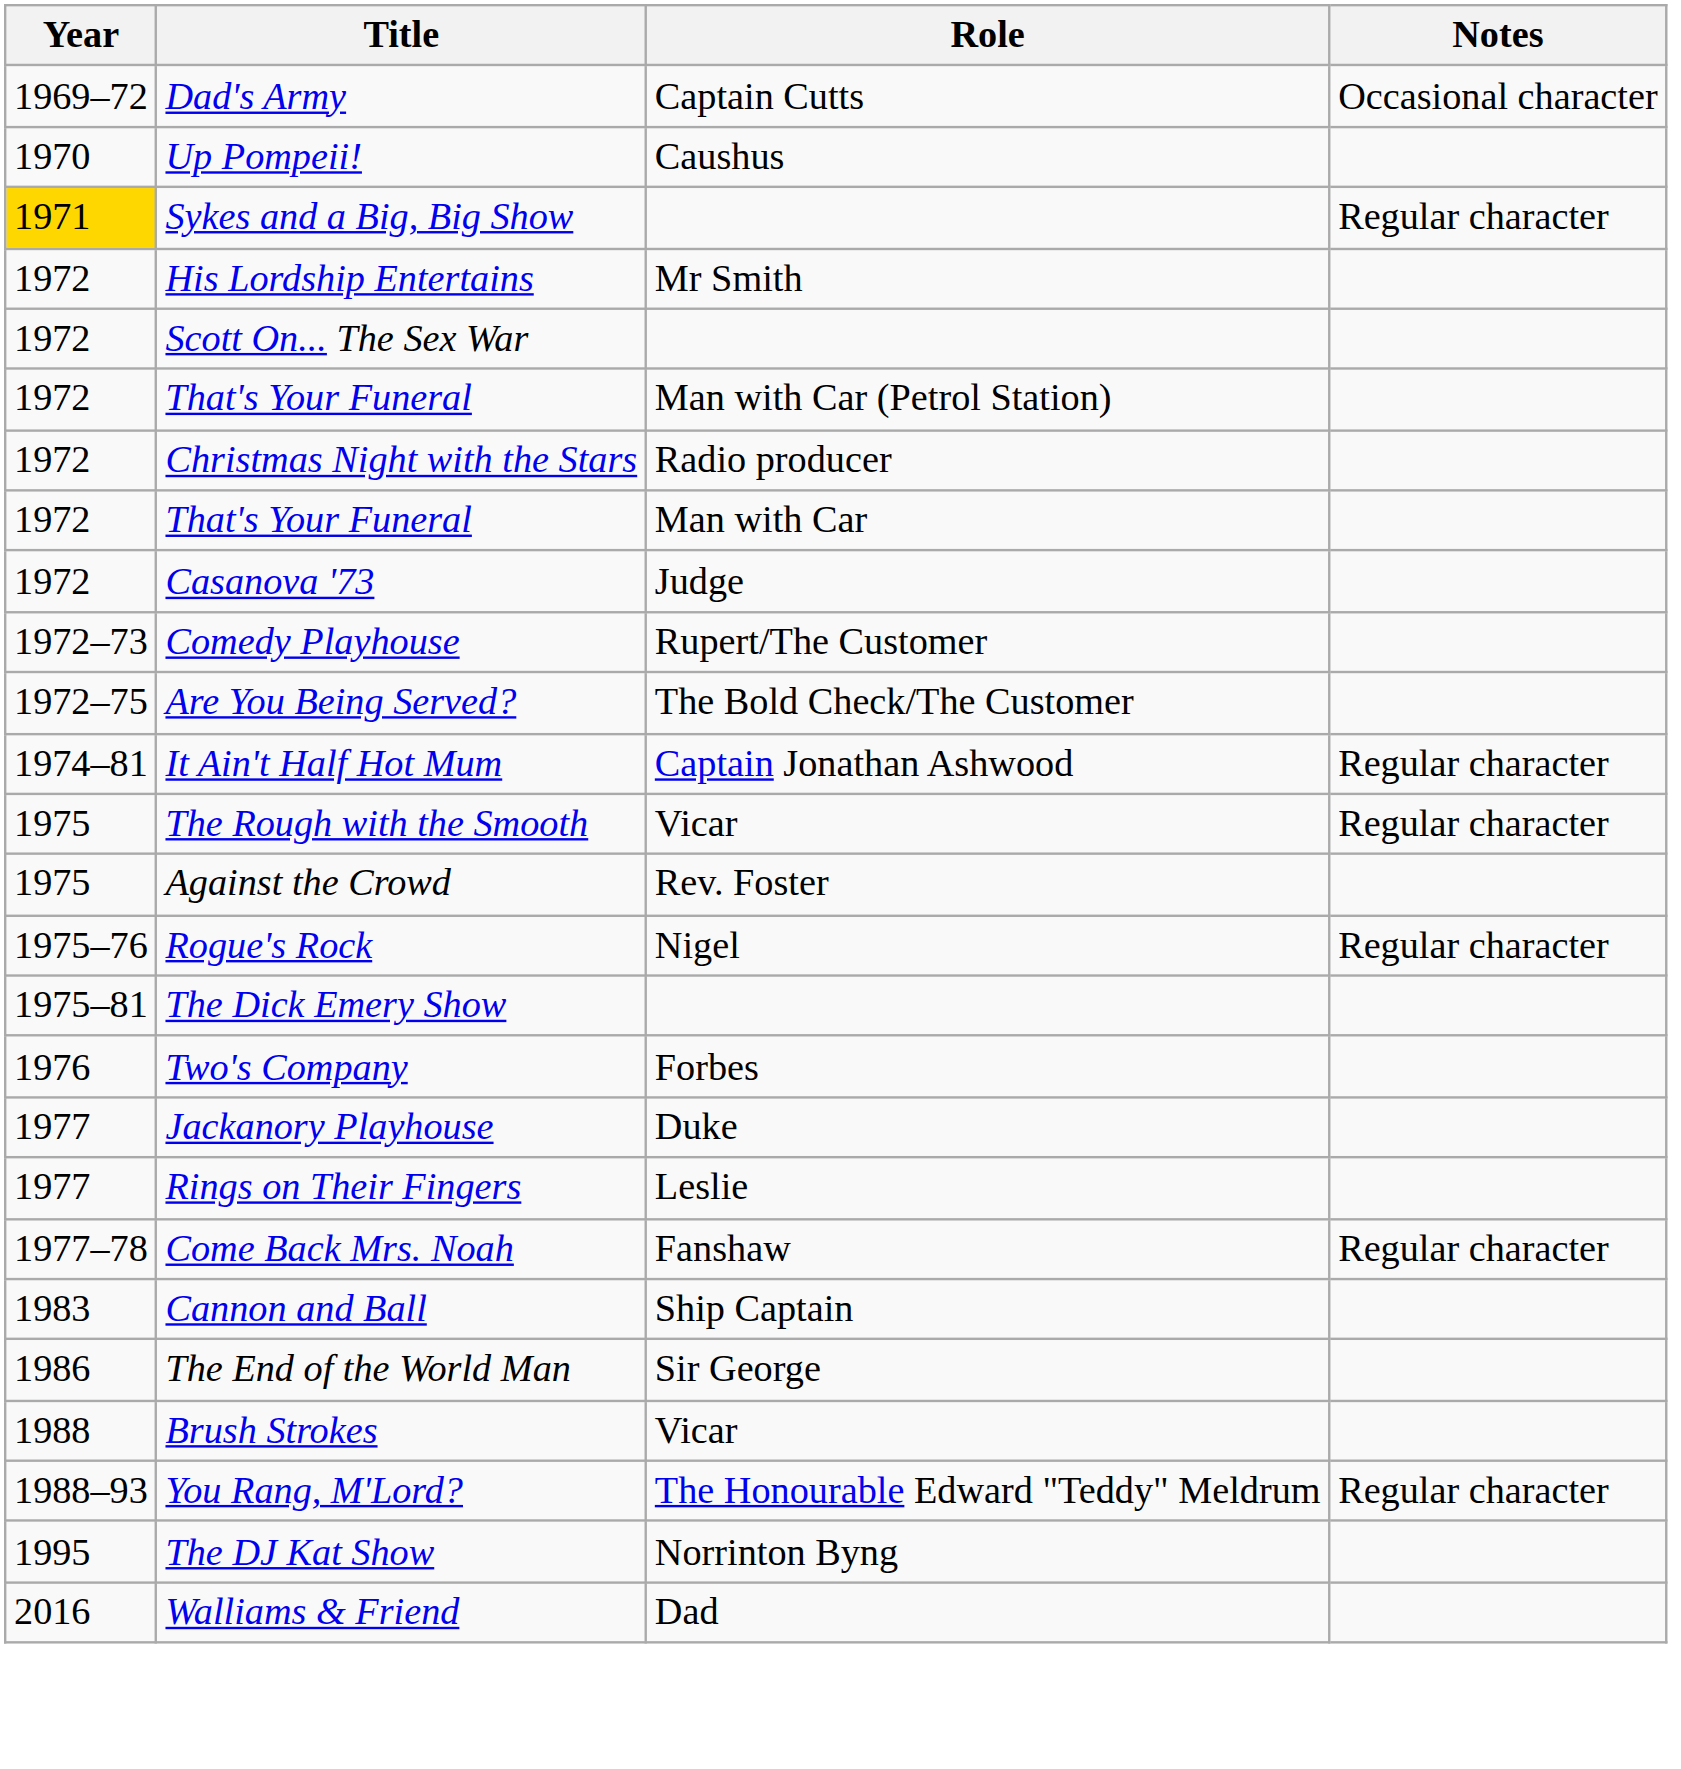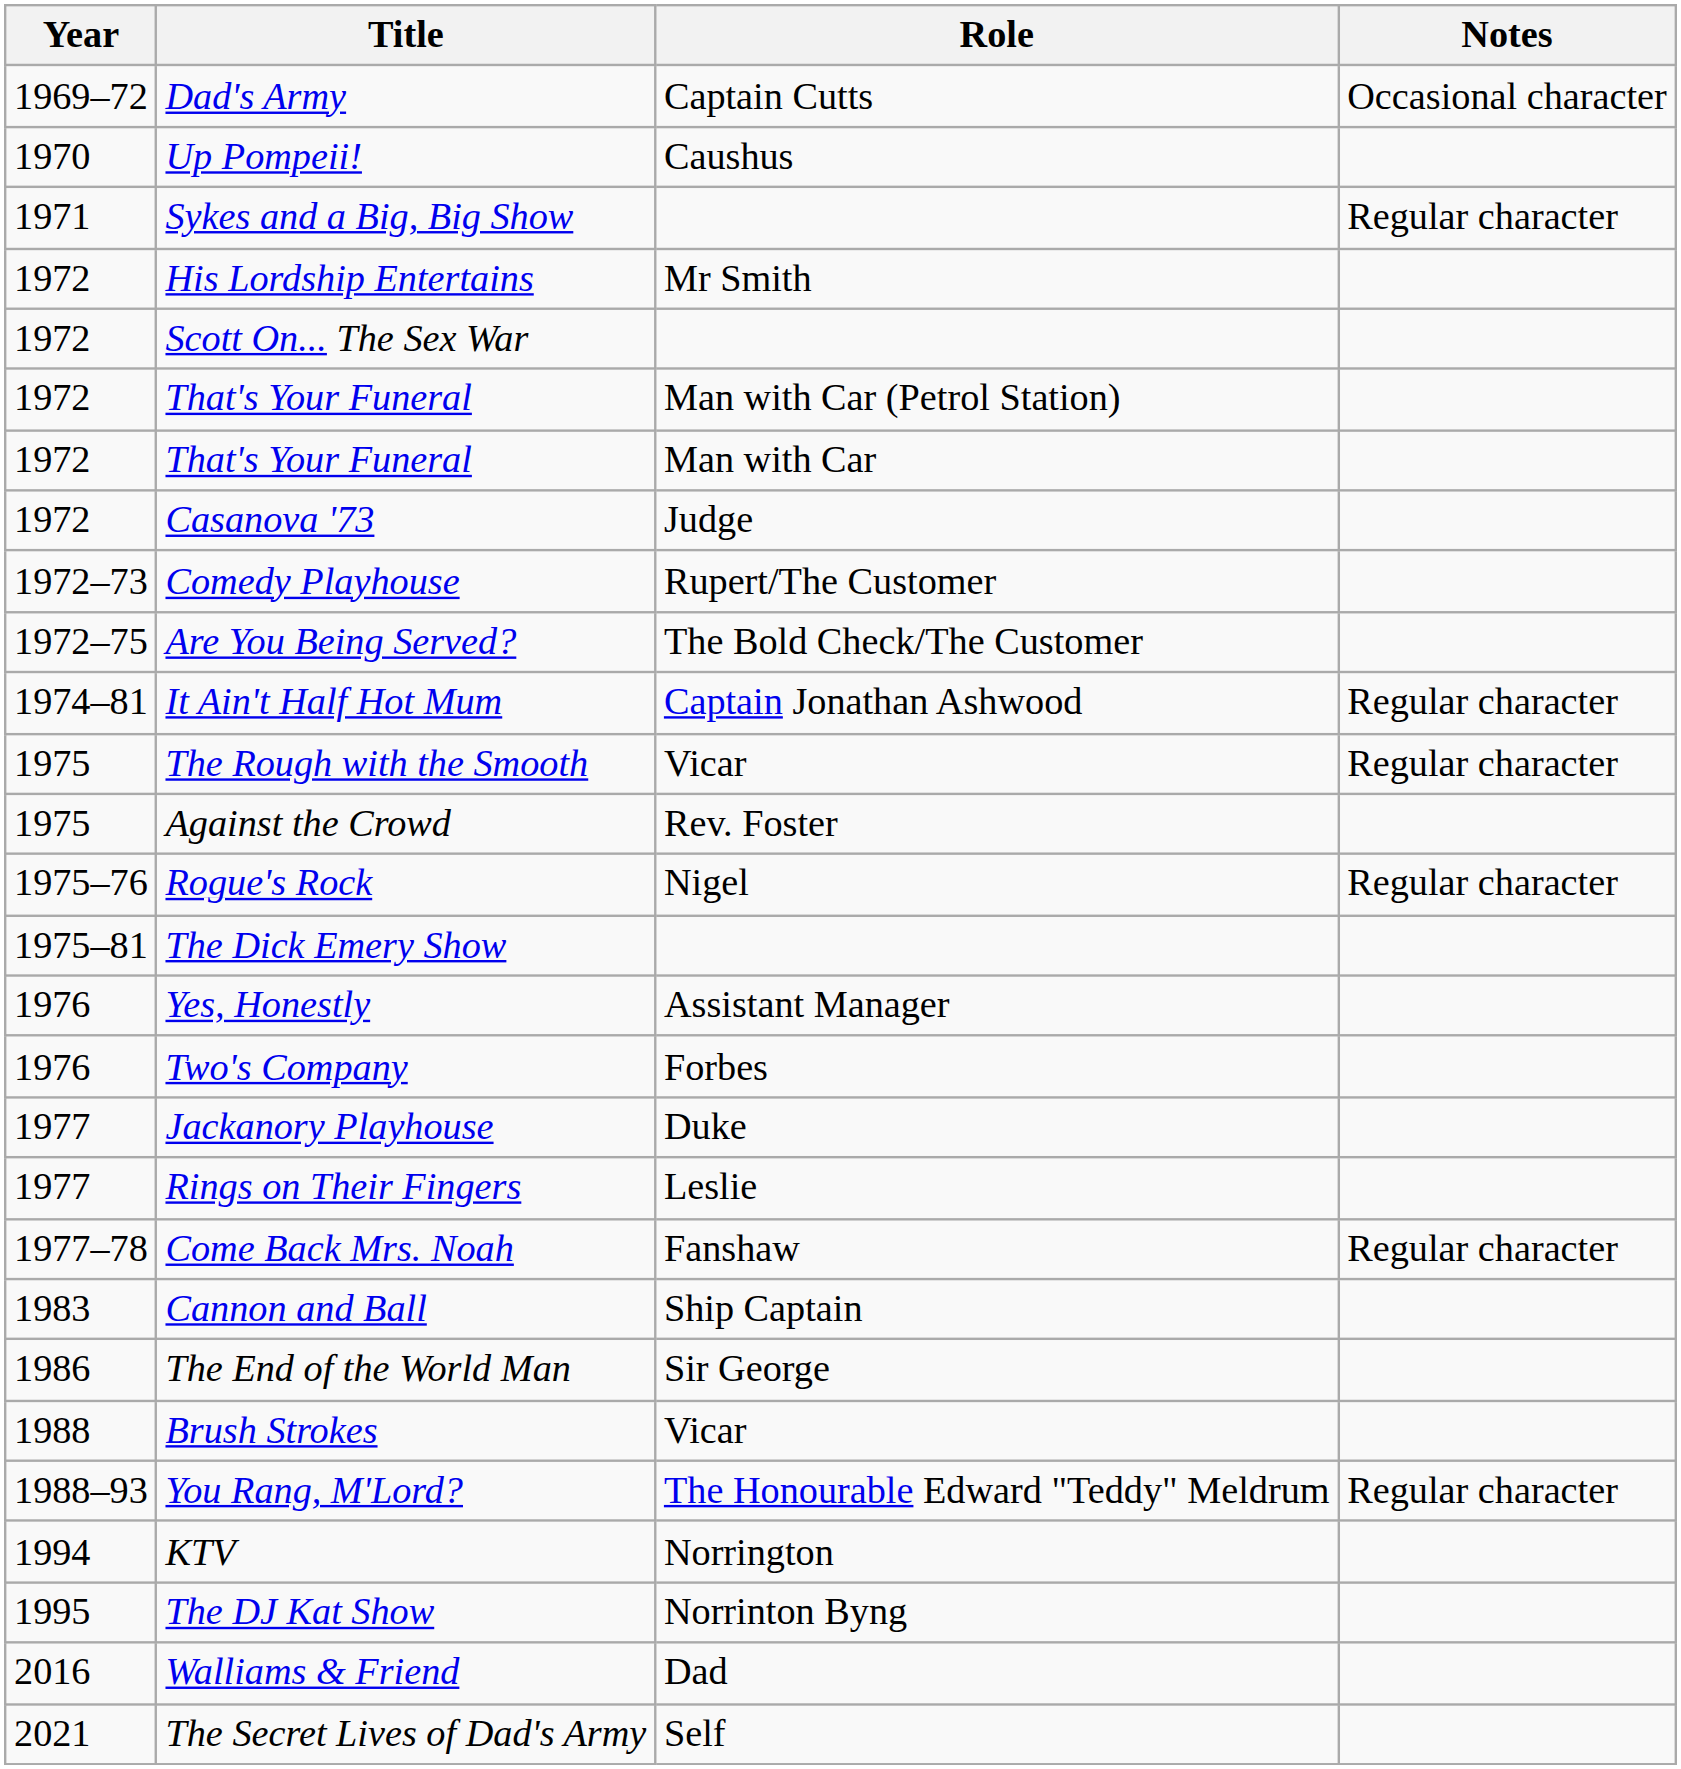(52, 216) gold background -> (52, 216) no background
- row: (401, 459)
+ row: (268, 1005)
+ row: (201, 1550)
+ row: (406, 1732)
